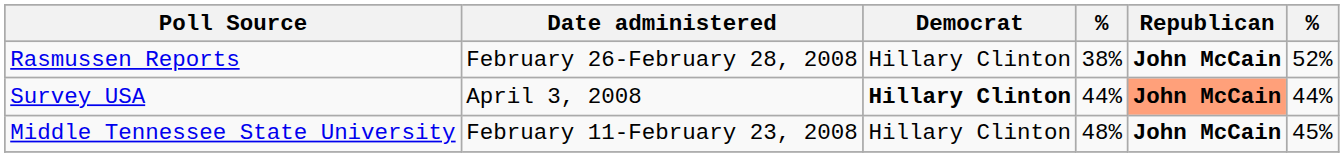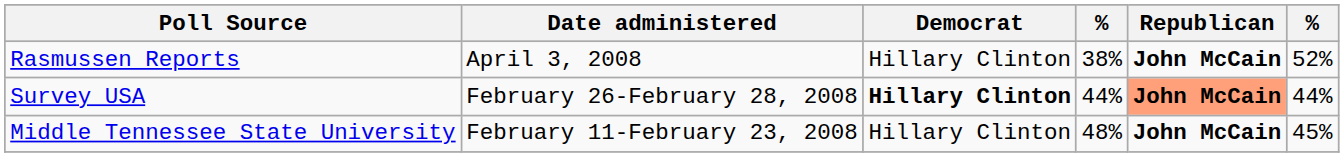(662, 60) February 26-February 28, 2008 -> (554, 60) April 3, 2008
(554, 97) April 3, 2008 -> (662, 97) February 26-February 28, 2008
